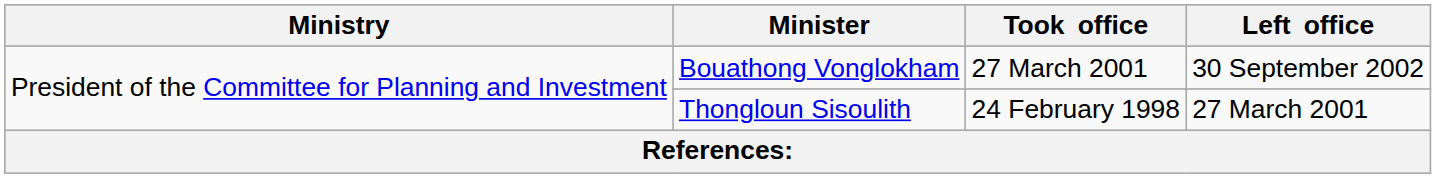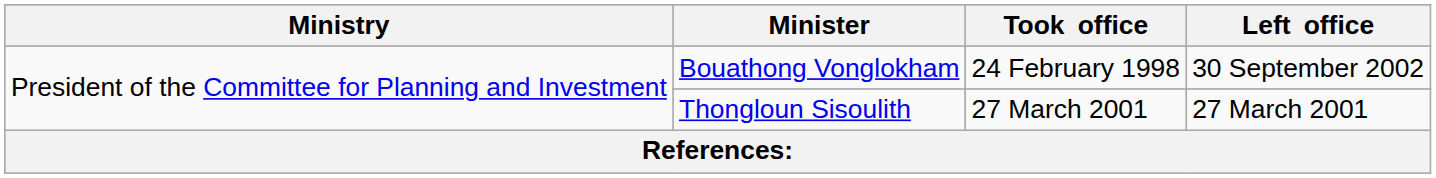(1060, 67) 27 March 2001 -> (1076, 67) 24 February 1998
(1076, 109) 24 February 1998 -> (1060, 109) 27 March 2001
